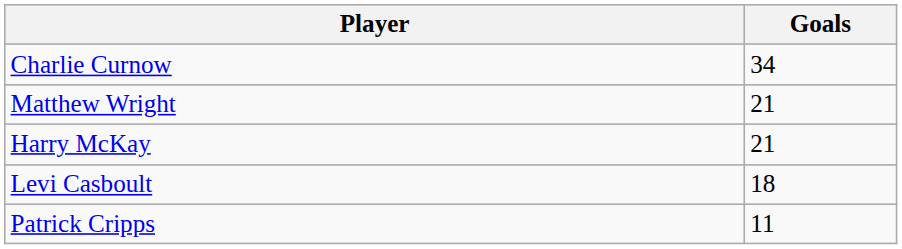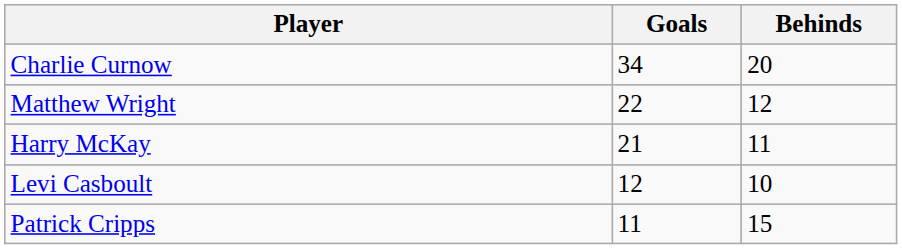+ column: (819, 24)
(763, 104) 21 -> (630, 104) 22
(763, 183) 18 -> (630, 183) 12
